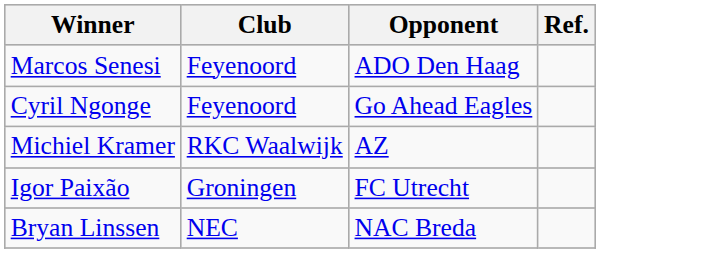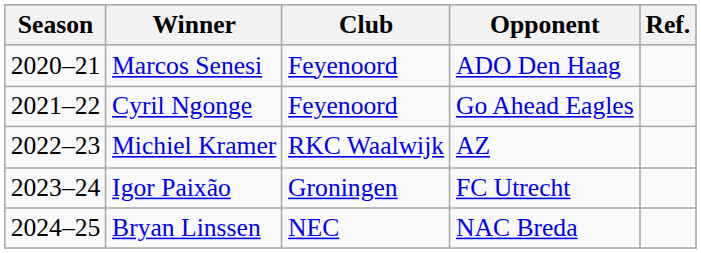+ column: (56, 24)
